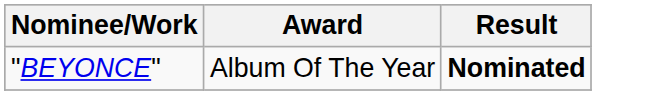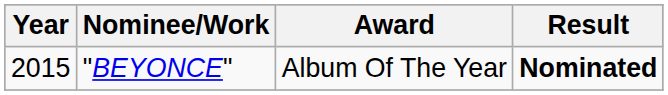+ column: (41, 25)
